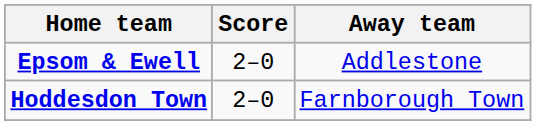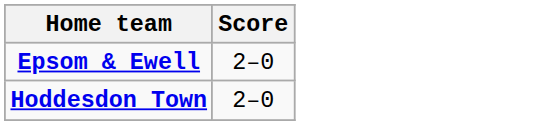- column: (412, 24)
